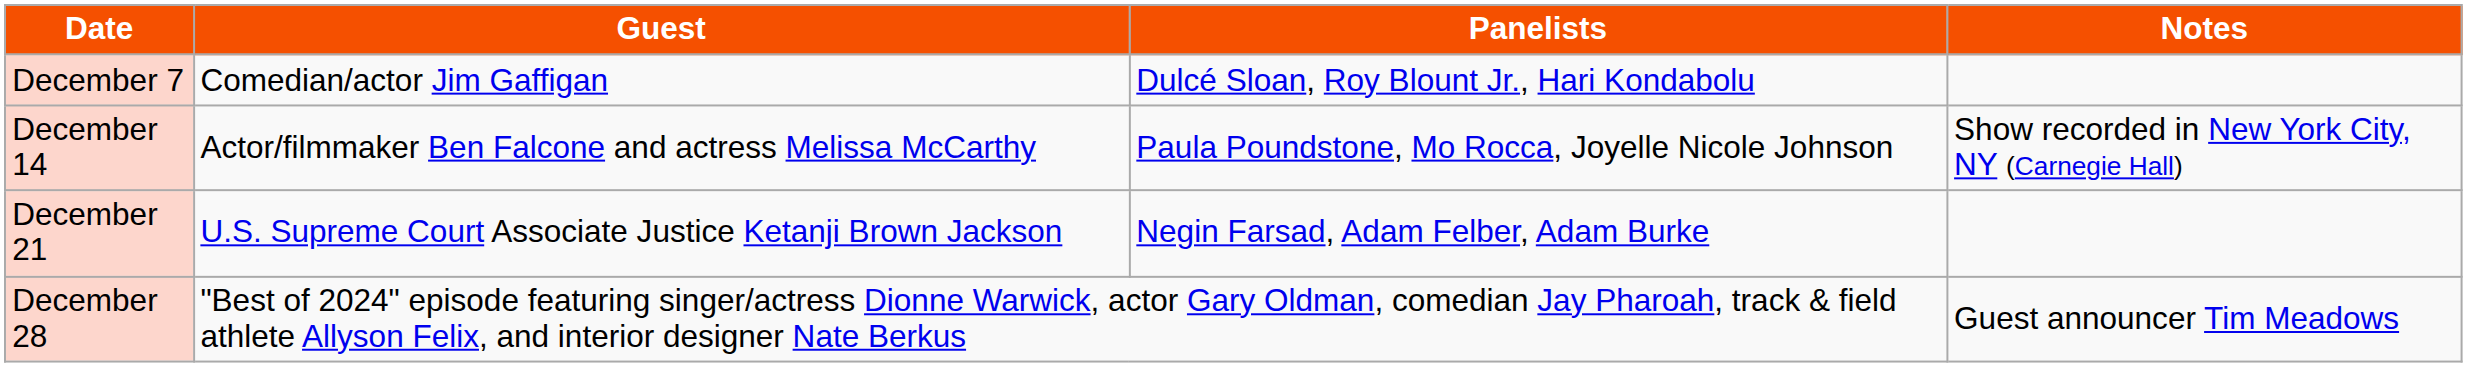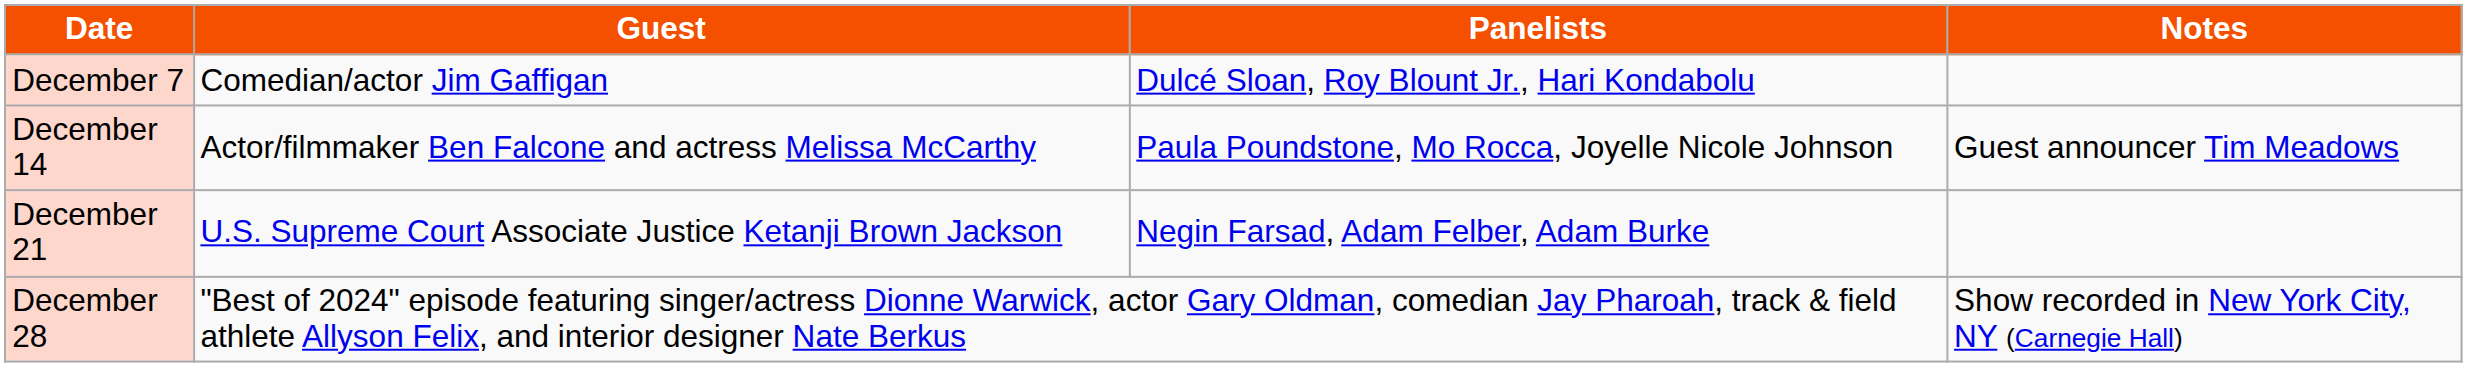(2182, 147) Show recorded in New York City, NY (Carnegie Hall) -> (2177, 147) Guest announcer Tim Meadows
(2177, 318) Guest announcer Tim Meadows -> (2182, 318) Show recorded in New York City, NY (Carnegie Hall)
